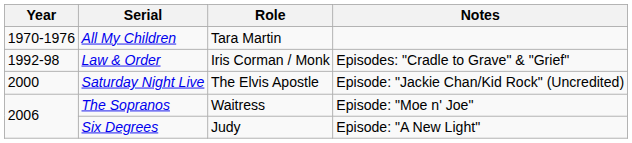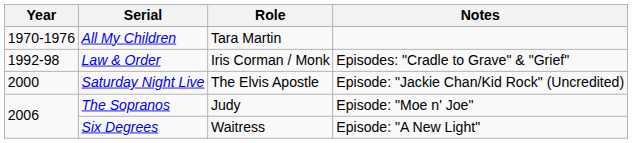(238, 104) Waitress -> (226, 104) Judy
(226, 127) Judy -> (238, 127) Waitress
